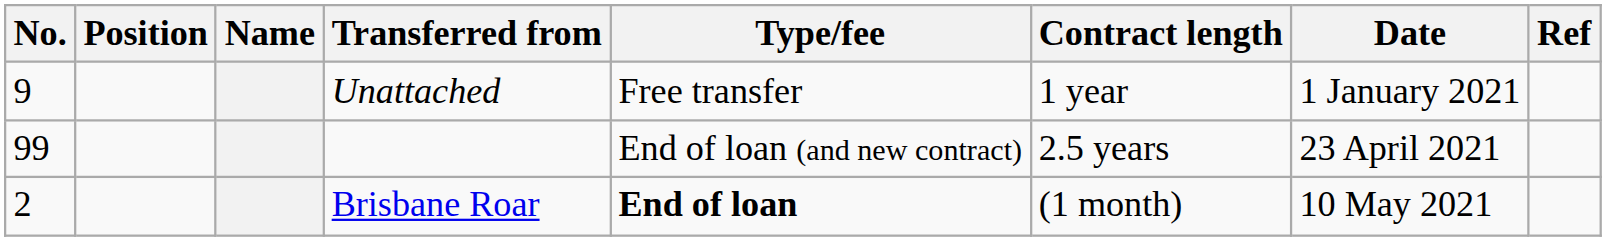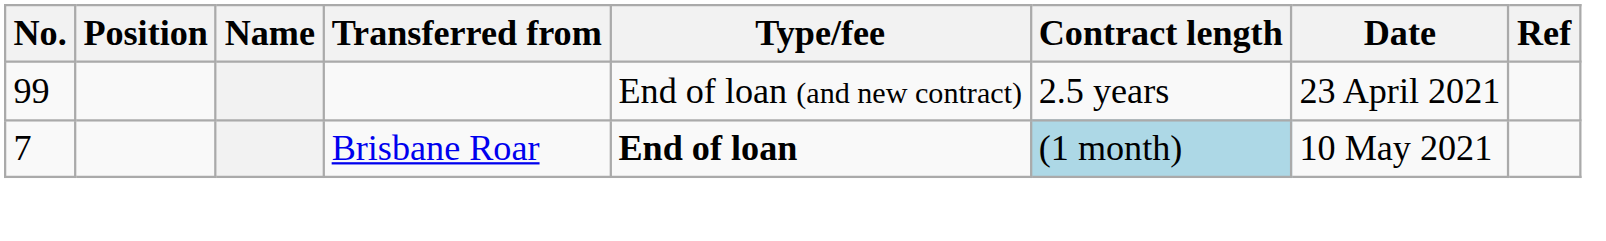- row: (416, 90)
(23, 205) 2 -> (23, 147) 7
(1111, 205) no background -> (1111, 147) lightblue background
